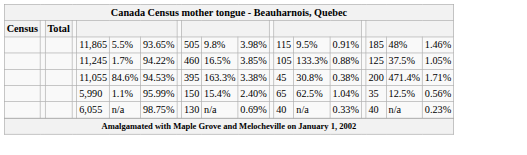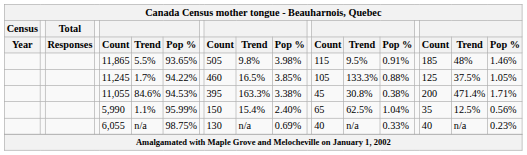+ row: (22, 45)
